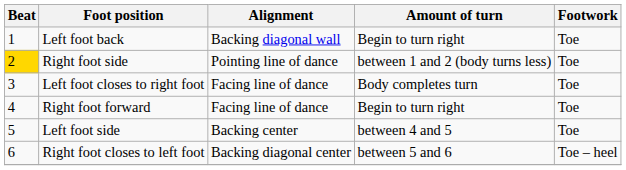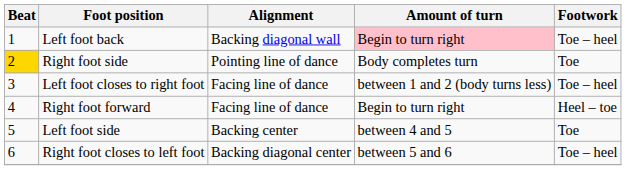(411, 38) no background -> (411, 38) pink background
(569, 38) Toe -> (588, 38) Toe – heel
(454, 61) between 1 and 2 (body turns less) -> (418, 61) Body completes turn
(418, 84) Body completes turn -> (454, 84) between 1 and 2 (body turns less)
(569, 84) Toe -> (588, 84) Toe – heel
(569, 107) Toe -> (587, 107) Heel – toe
